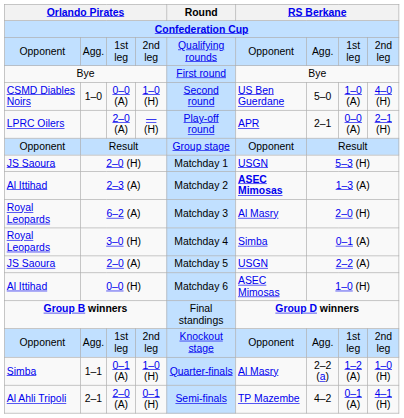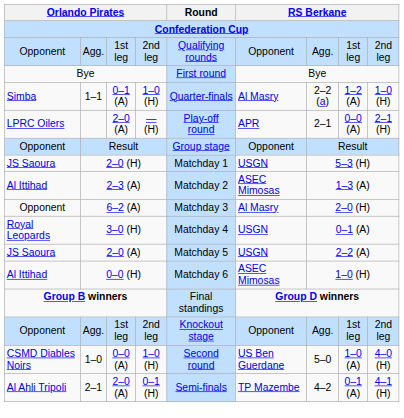rows swapped: (93, 96) <-> (93, 371)
(260, 185) bold -> (259, 185) normal
(28, 213) Royal Leopards -> (42, 207) Opponent
(253, 242) Simba -> (253, 230) USGN
